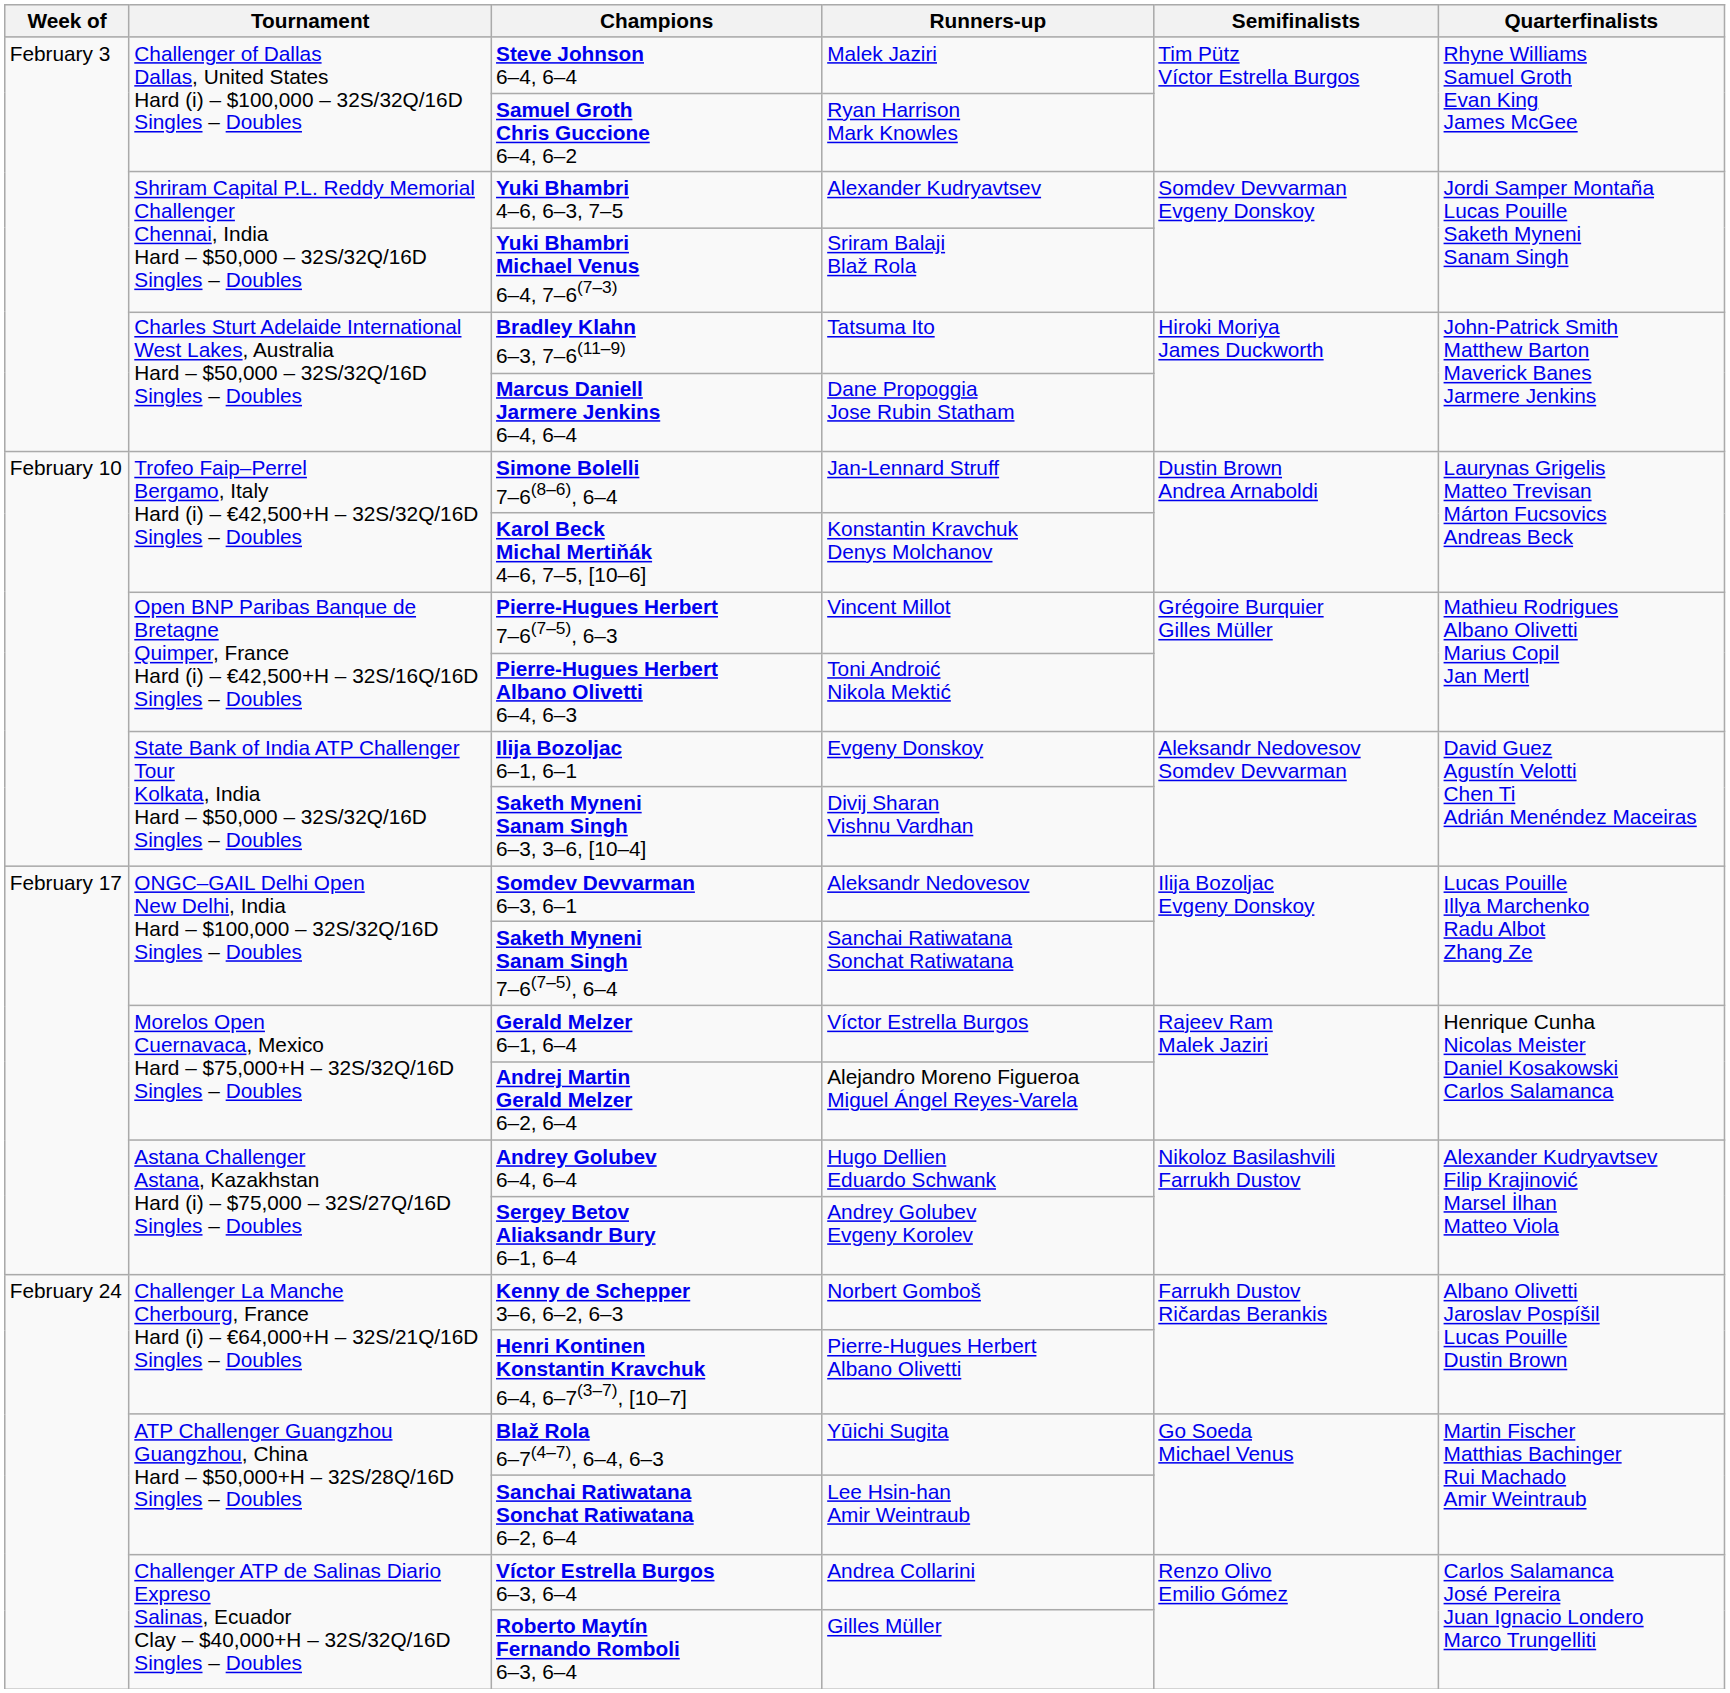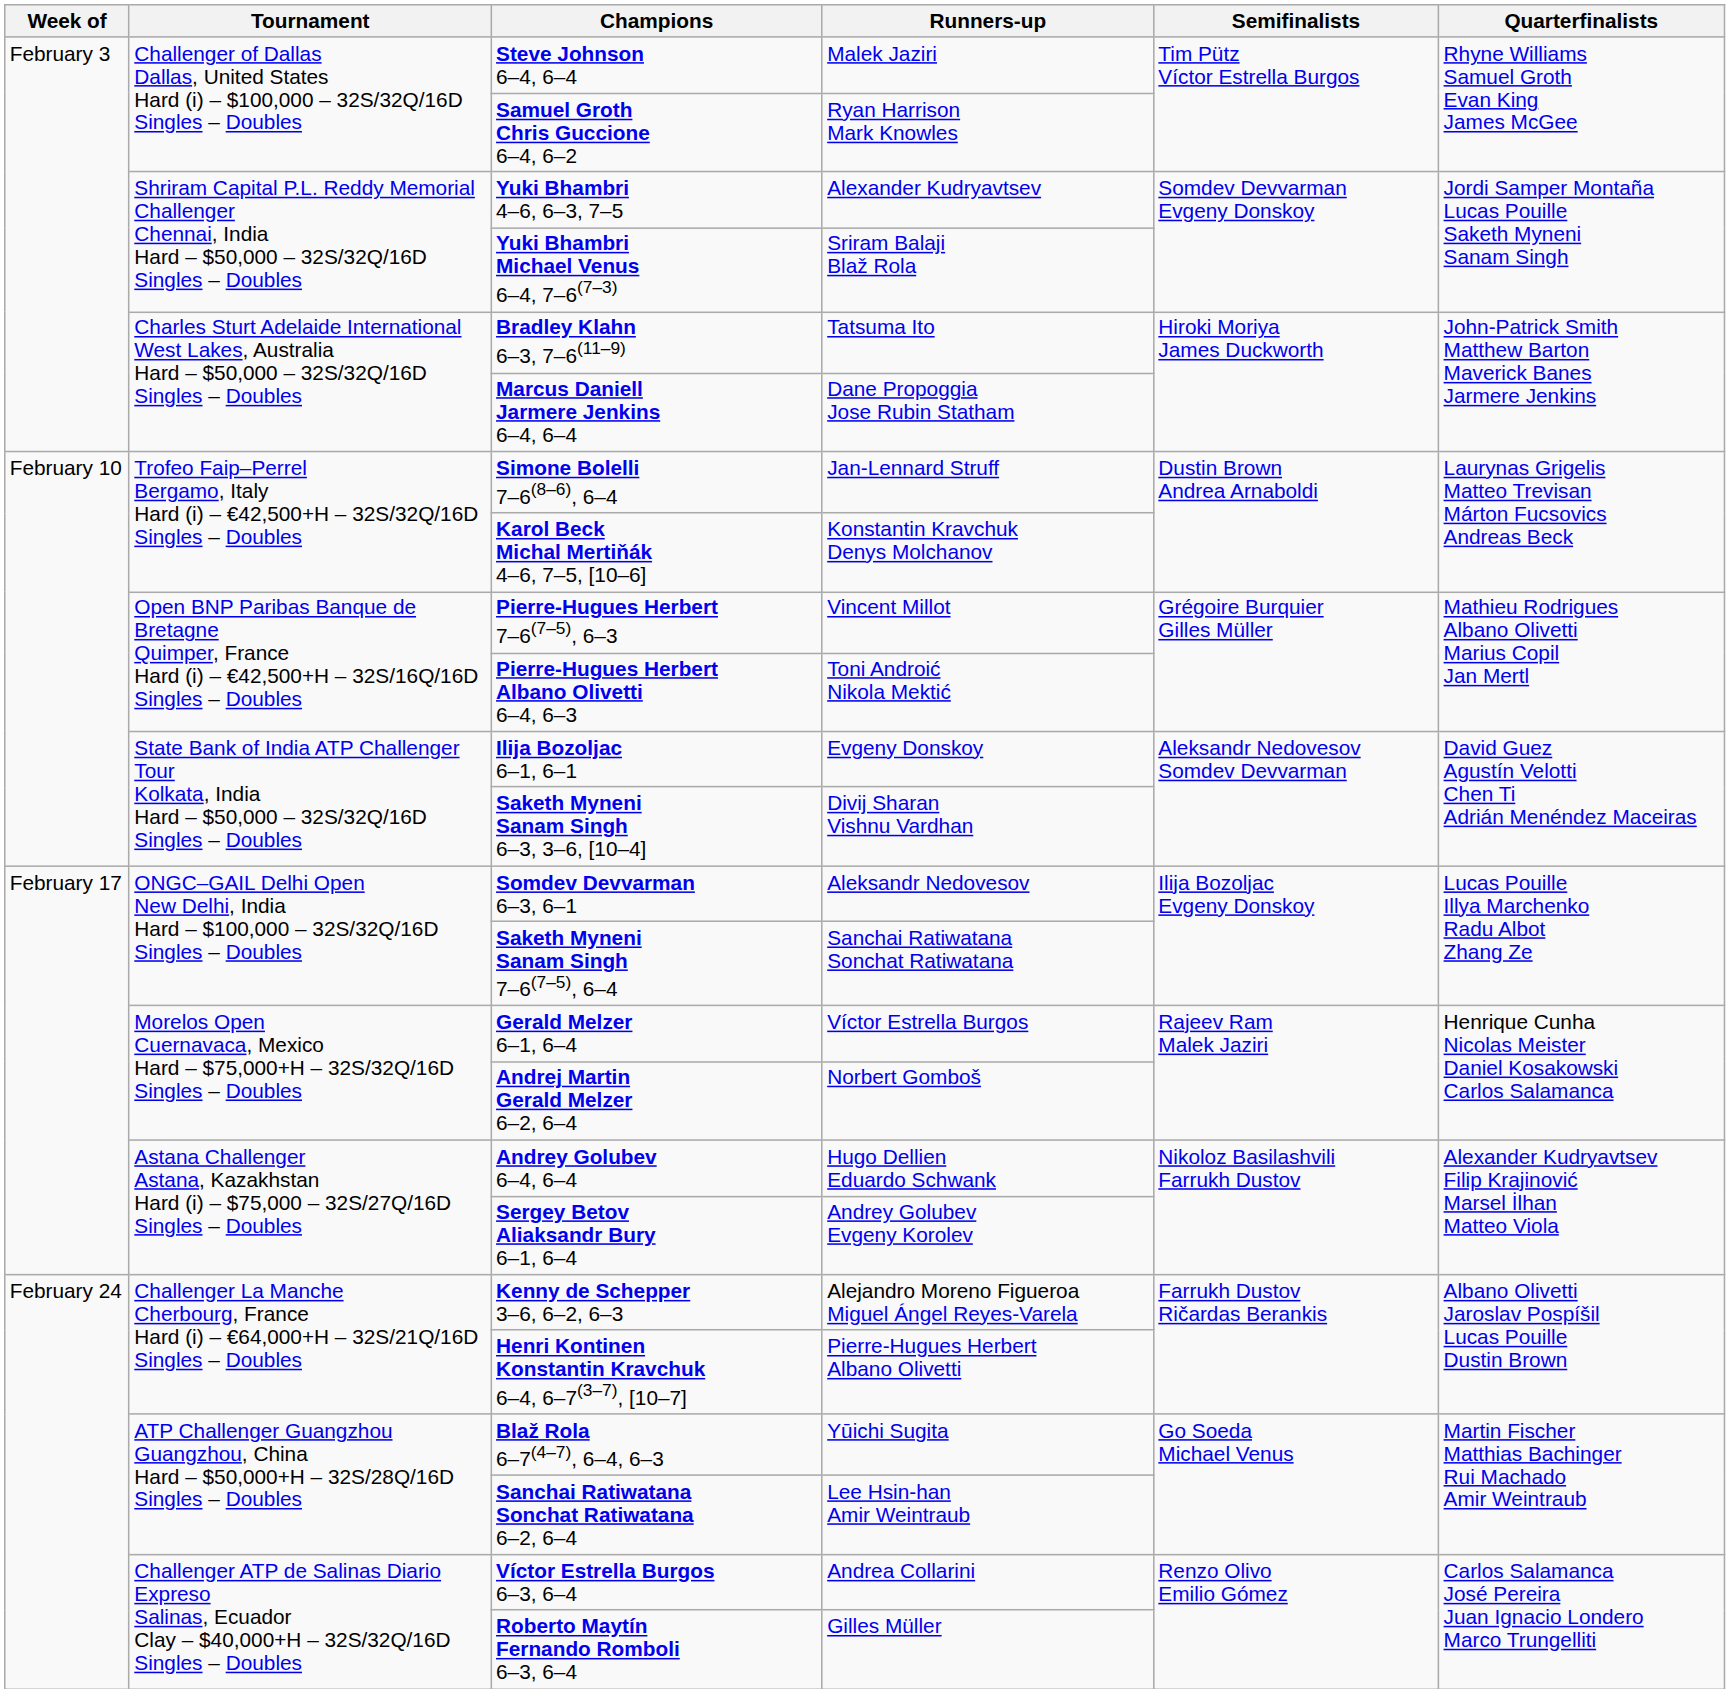(953, 1089) Alejandro Moreno Figueroa Miguel Ángel Reyes-Varela -> (904, 1077) Norbert Gomboš
(904, 1291) Norbert Gomboš -> (953, 1302) Alejandro Moreno Figueroa Miguel Ángel Reyes-Varela
